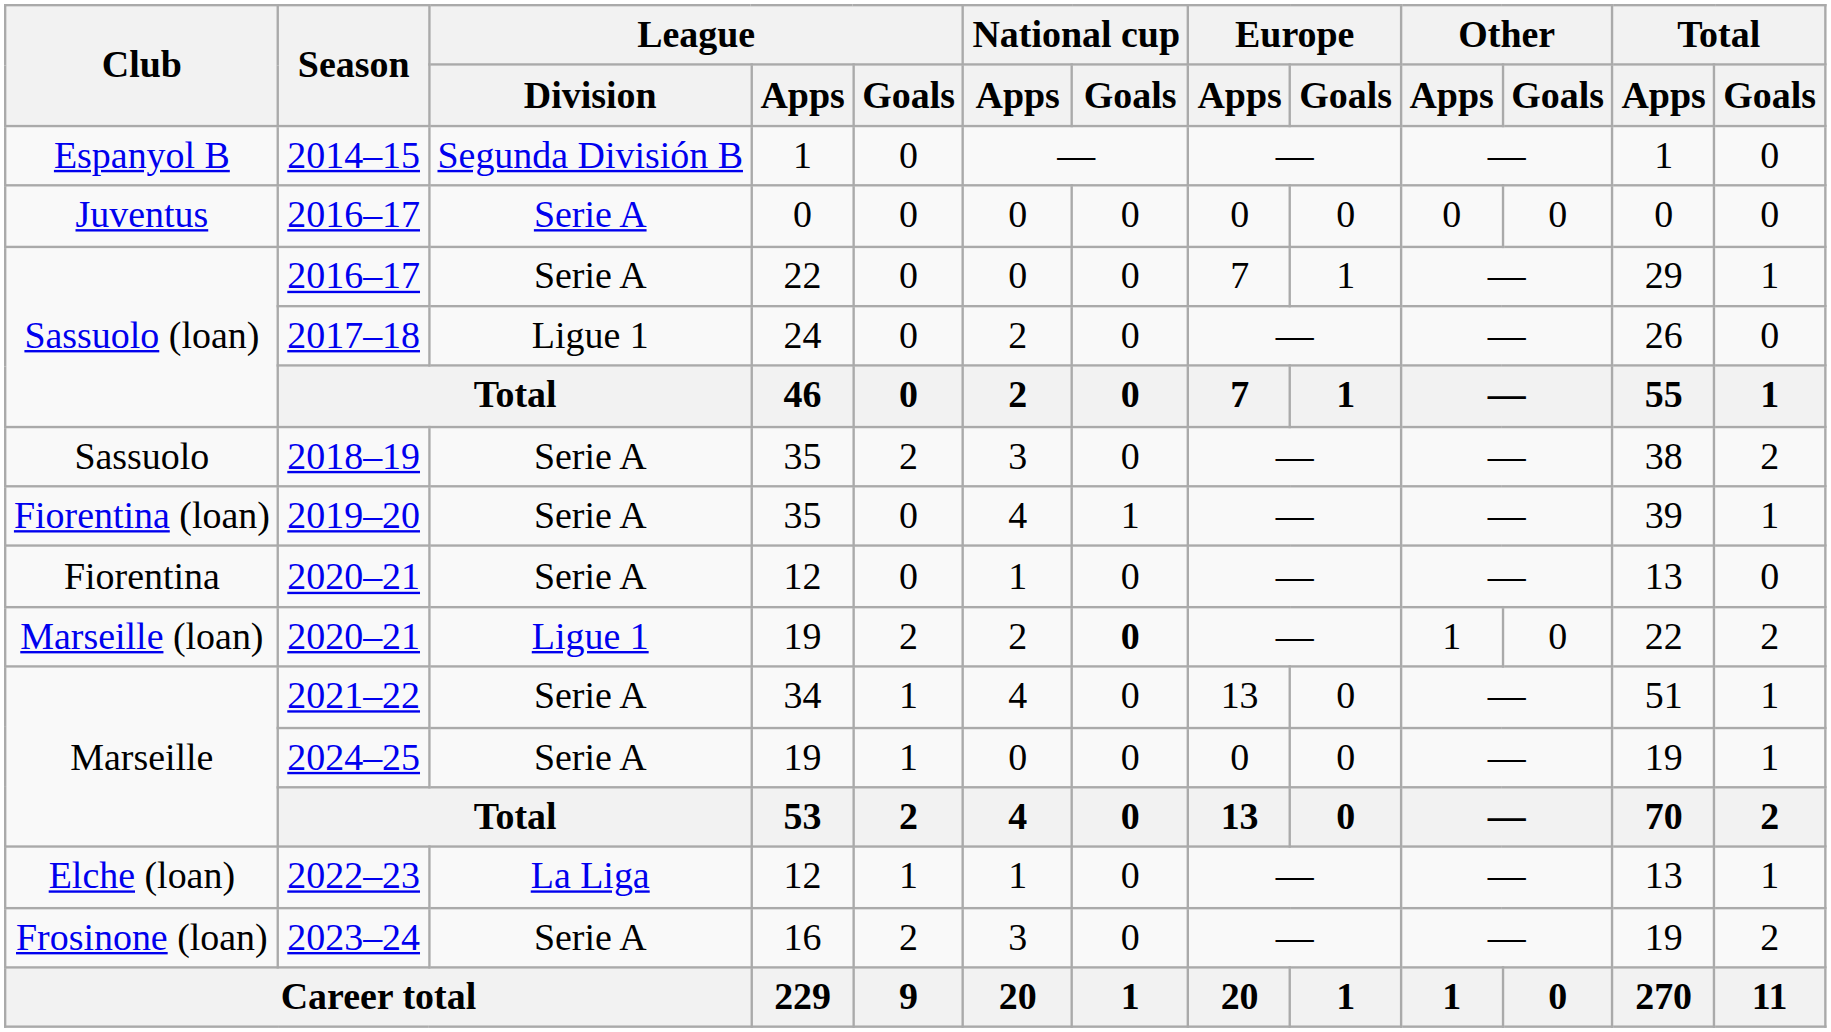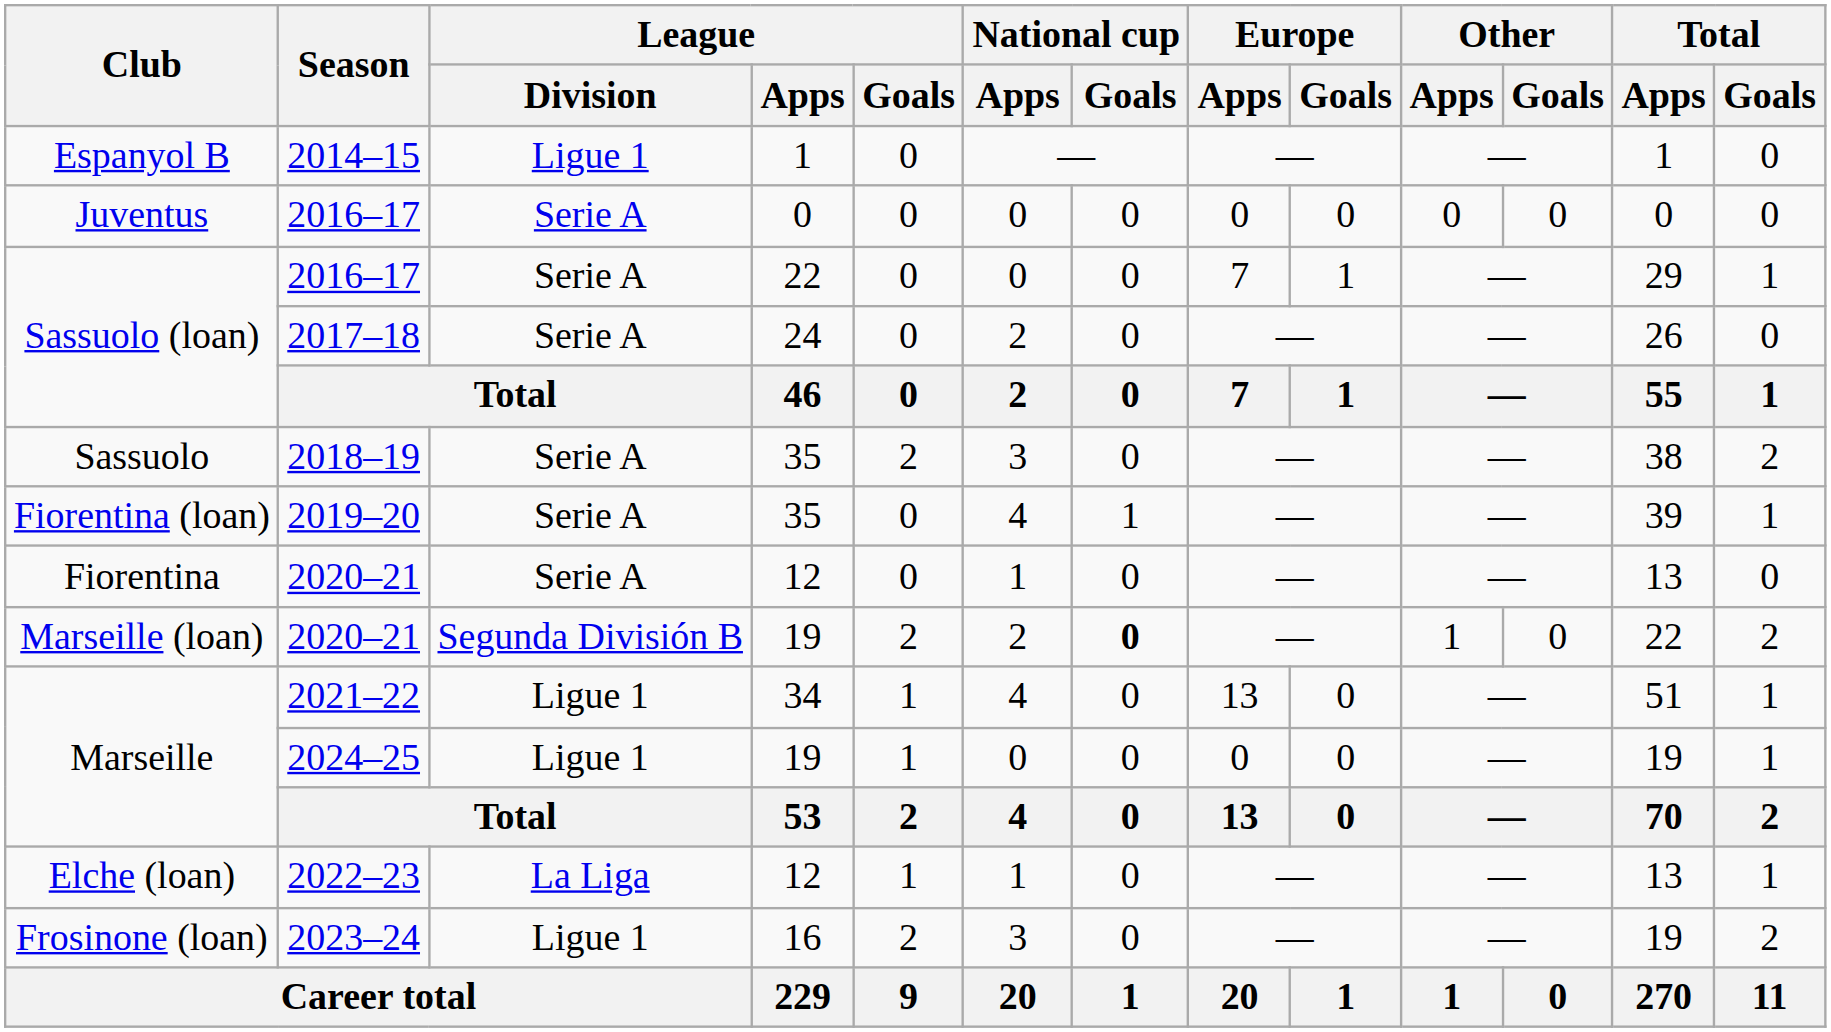(590, 154) Segunda División B -> (590, 154) Ligue 1
(590, 335) Ligue 1 -> (590, 335) Serie A
(590, 635) Ligue 1 -> (590, 635) Segunda División B
(590, 696) Serie A -> (590, 696) Ligue 1
(590, 756) Serie A -> (590, 756) Ligue 1
(590, 936) Serie A -> (590, 936) Ligue 1
